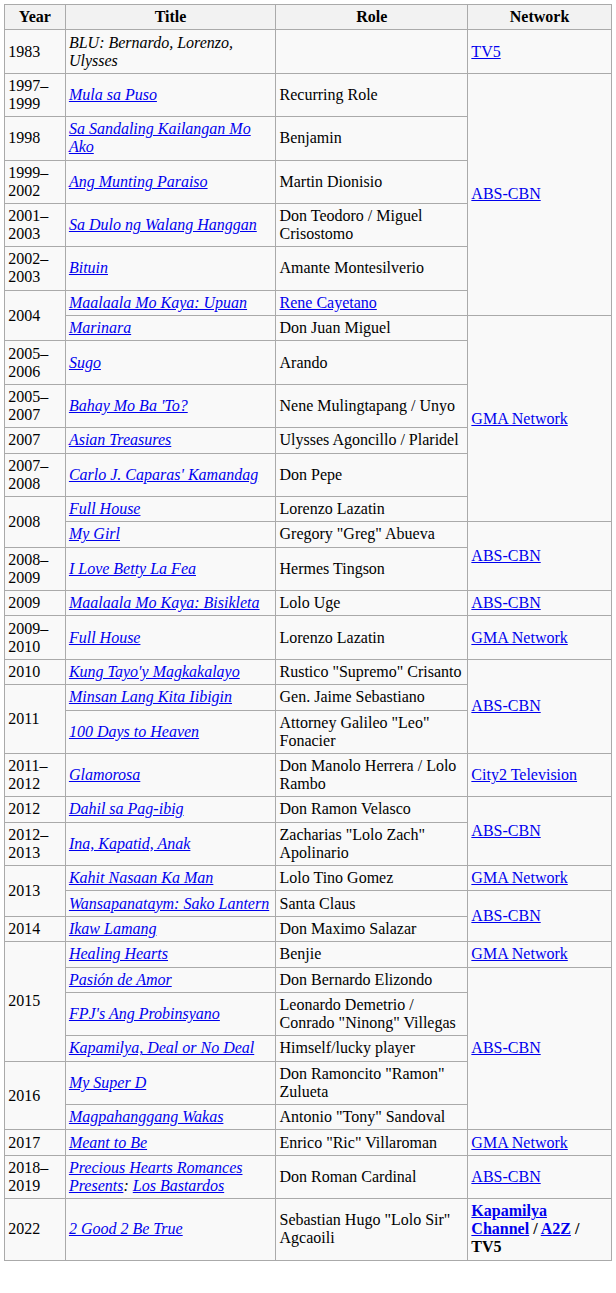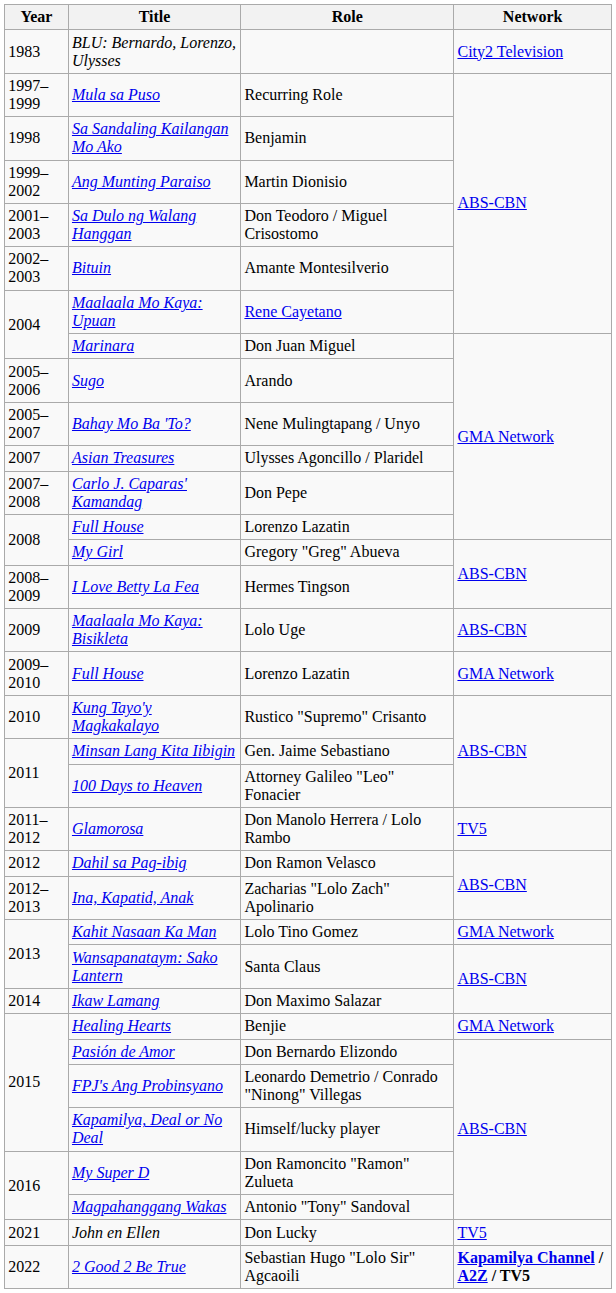(486, 51) TV5 -> (510, 51) City2 Television
(524, 775) City2 Television -> (472, 829) TV5
- row: (24, 1142)
- row: (28, 1176)
+ row: (24, 1232)
